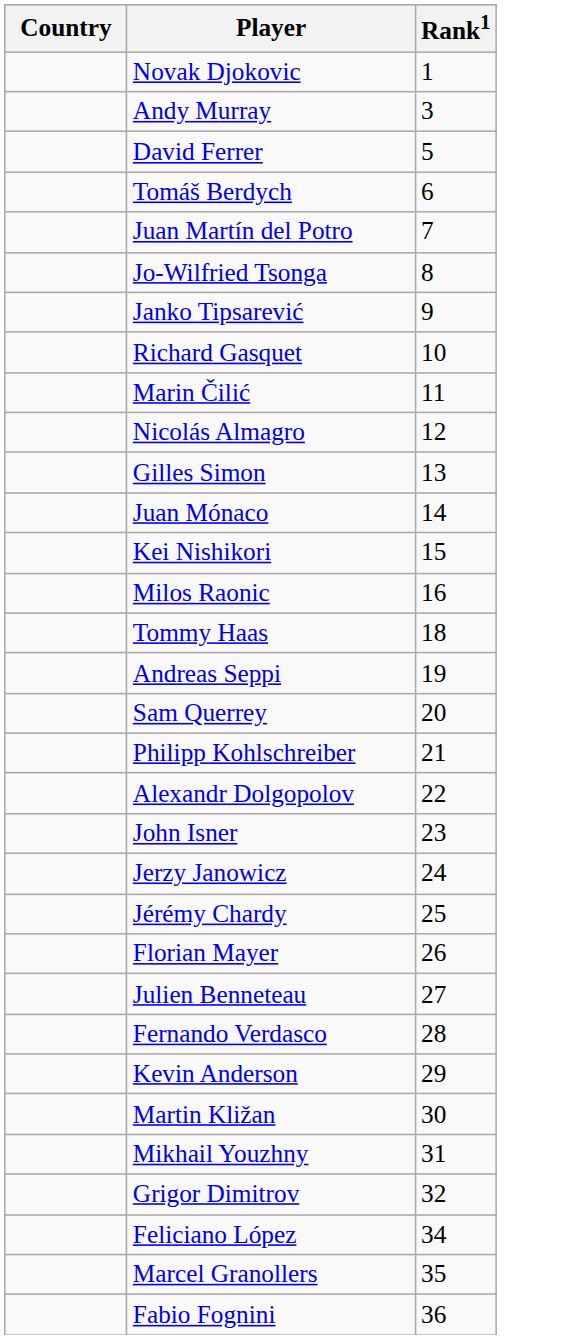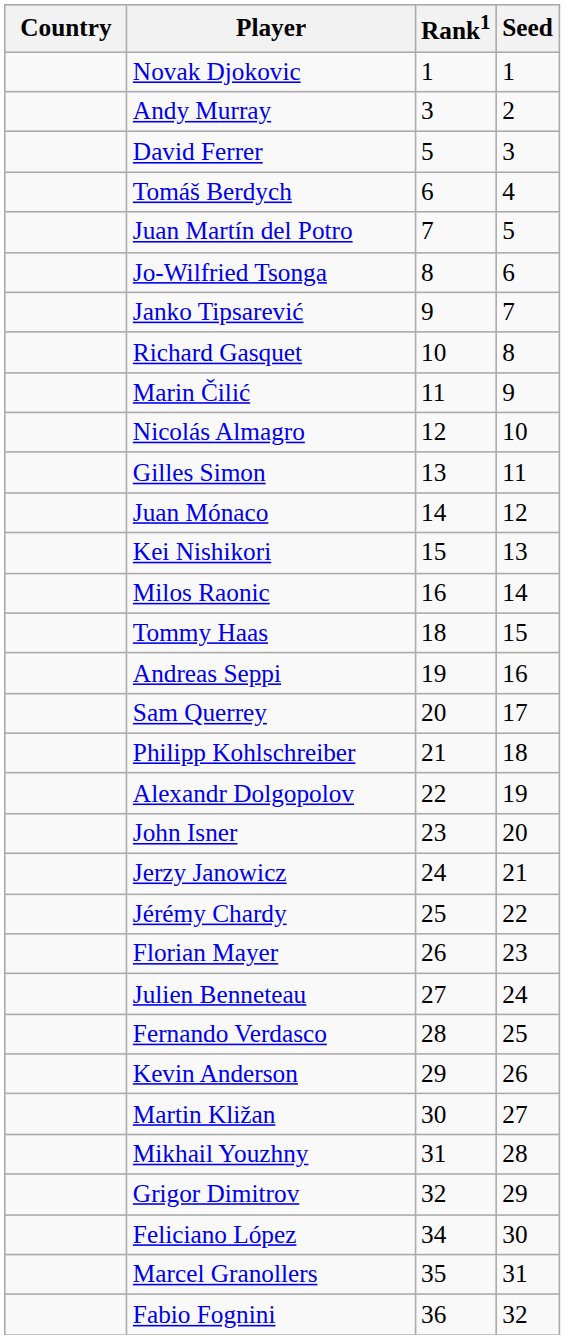+ column: (528, 27)
